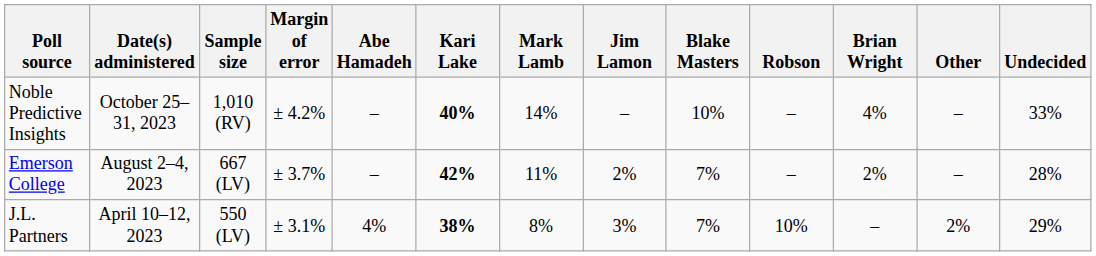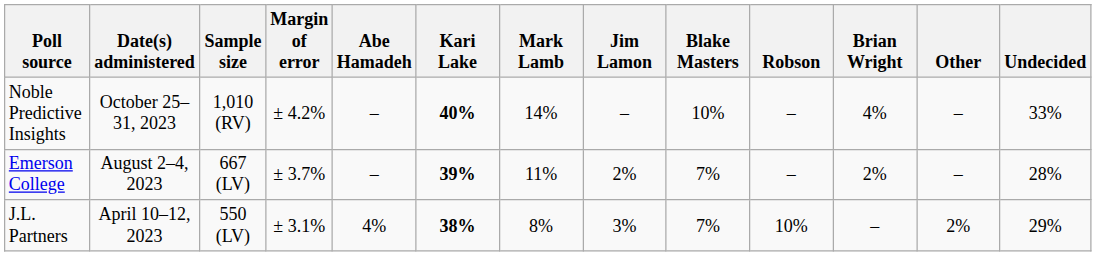(458, 174) 42% -> (458, 174) 39%
